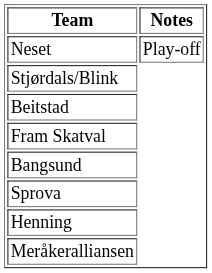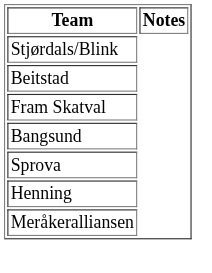- row: (31, 49)
